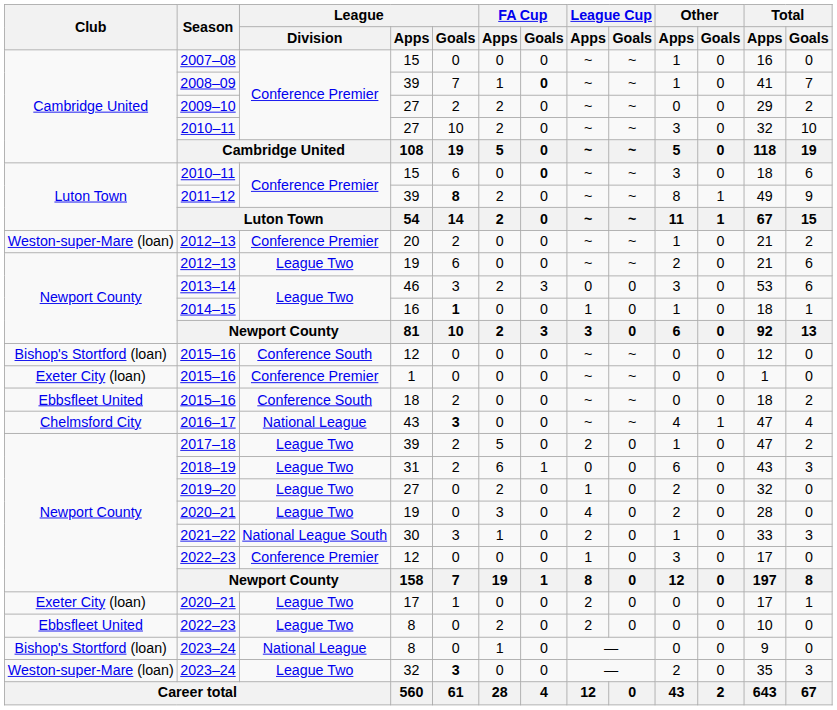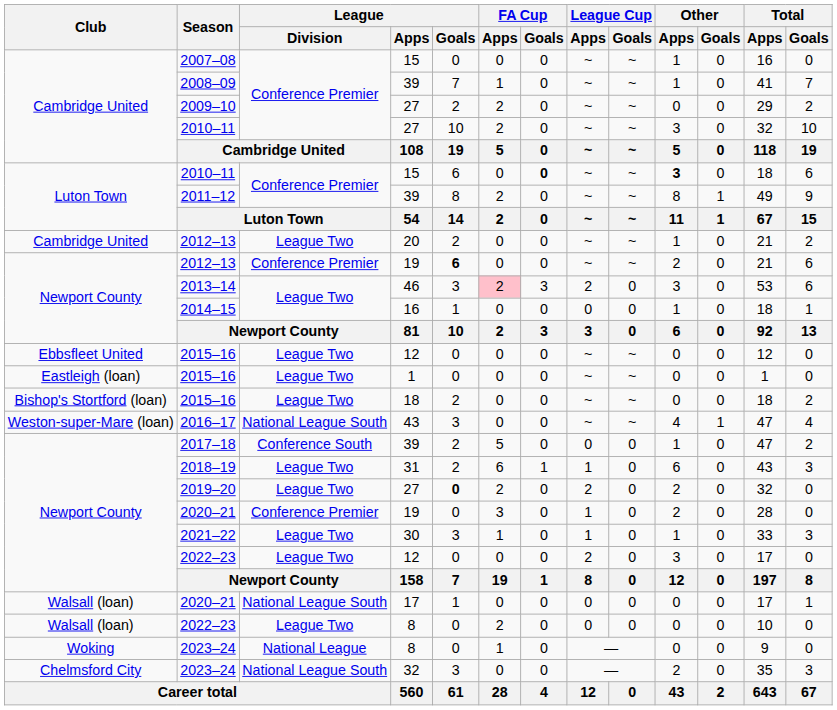(544, 83) bold -> (544, 83) normal
(676, 173) normal -> (676, 173) bold
(456, 196) bold -> (456, 196) normal
(91, 241) Weston-super-Mare (loan) -> (91, 241) Cambridge United
(315, 241) Conference Premier -> (315, 241) League Two
(315, 264) League Two -> (315, 264) Conference Premier
(456, 264) normal -> (456, 264) bold
(500, 286) no background -> (500, 286) pink background
(588, 286) 0 -> (588, 286) 2
(456, 309) bold -> (456, 309) normal
(588, 309) 1 -> (588, 309) 0
(91, 354) Bishop's Stortford (loan) -> (91, 354) Ebbsfleet United
(315, 354) Conference South -> (315, 354) League Two
(91, 377) Exeter City (loan) -> (91, 377) Eastleigh (loan)
(315, 377) Conference Premier -> (315, 377) League Two
(91, 399) Ebbsfleet United -> (91, 399) Bishop's Stortford (loan)
(315, 399) Conference South -> (315, 399) League Two
(91, 422) Chelmsford City -> (91, 422) Weston-super-Mare (loan)
(315, 422) National League -> (315, 422) National League South
(456, 422) bold -> (456, 422) normal
(315, 444) League Two -> (315, 444) Conference South
(588, 444) 2 -> (588, 444) 0
(588, 467) 0 -> (588, 467) 1
(456, 490) normal -> (456, 490) bold
(588, 490) 1 -> (588, 490) 2
(315, 512) League Two -> (315, 512) Conference Premier
(588, 512) 4 -> (588, 512) 1
(315, 535) National League South -> (315, 535) League Two
(588, 535) 2 -> (588, 535) 1
(315, 557) Conference Premier -> (315, 557) League Two
(588, 557) 1 -> (588, 557) 2
(91, 602) Exeter City (loan) -> (91, 602) Walsall (loan)
(315, 602) League Two -> (315, 602) National League South
(588, 602) 2 -> (588, 602) 0
(91, 625) Ebbsfleet United -> (91, 625) Walsall (loan)
(588, 625) 2 -> (588, 625) 0
(91, 648) Bishop's Stortford (loan) -> (91, 648) Woking
(91, 670) Weston-super-Mare (loan) -> (91, 670) Chelmsford City
(315, 670) League Two -> (315, 670) National League South
(456, 670) bold -> (456, 670) normal
